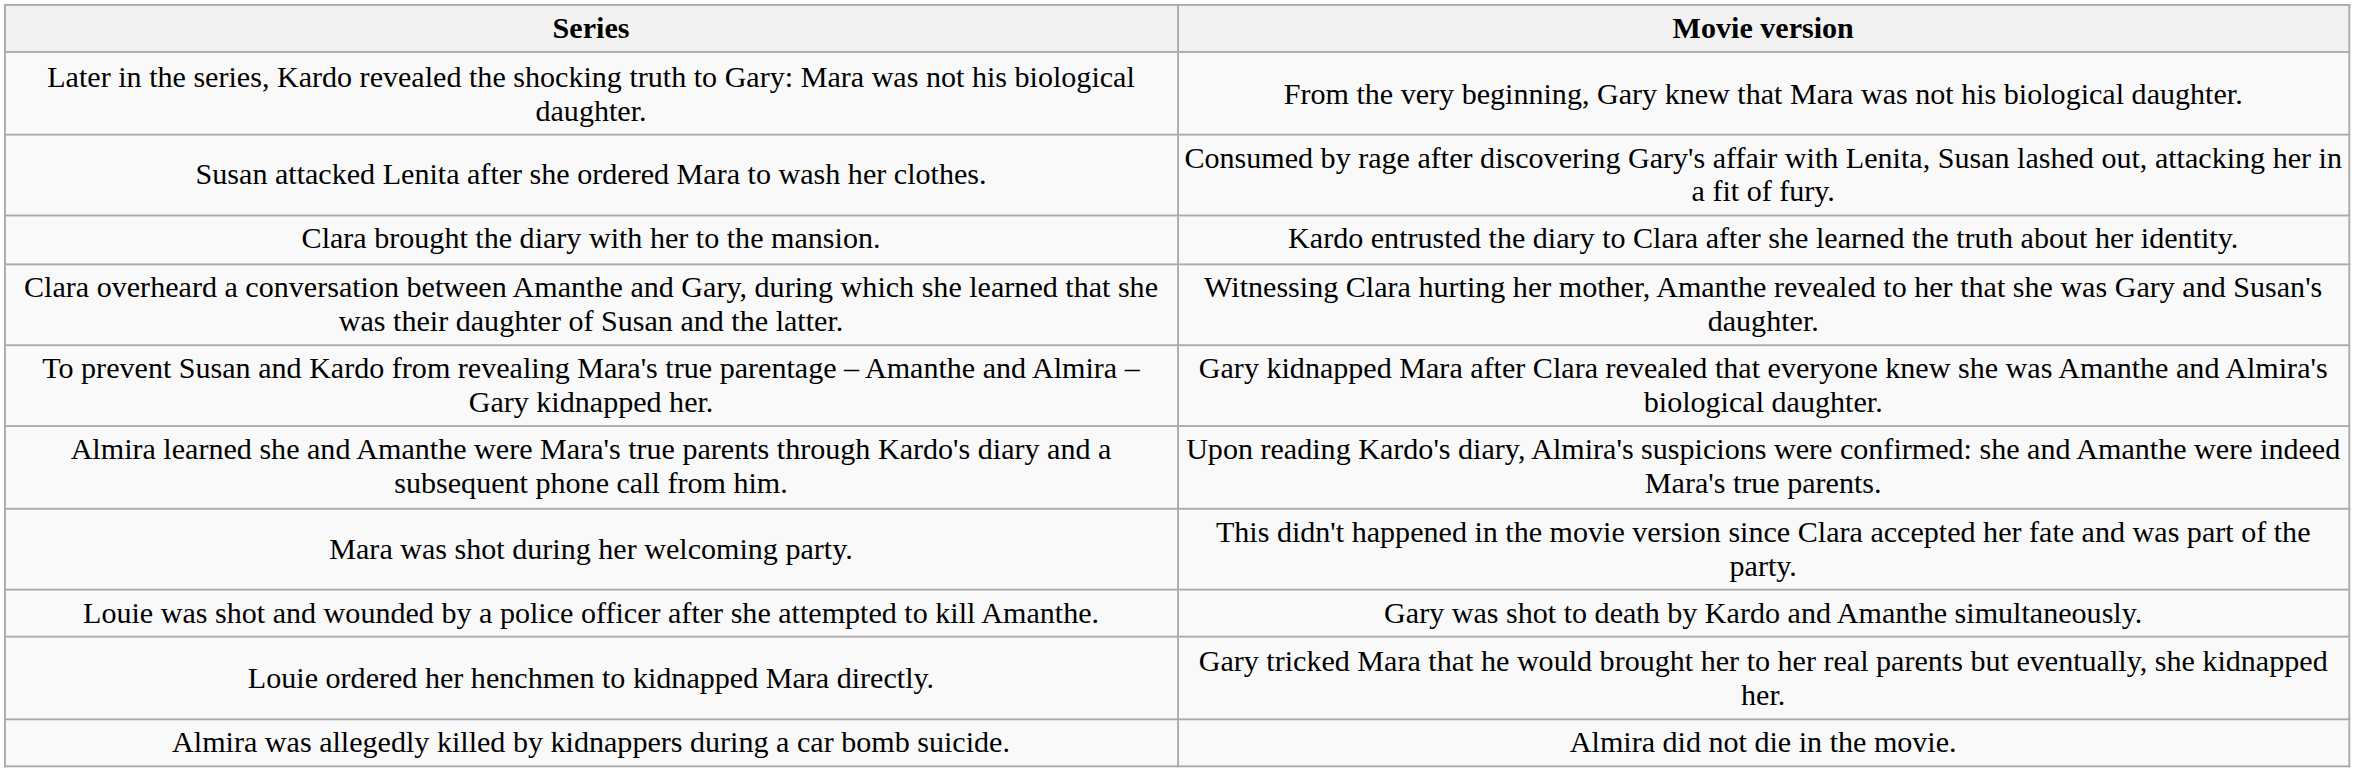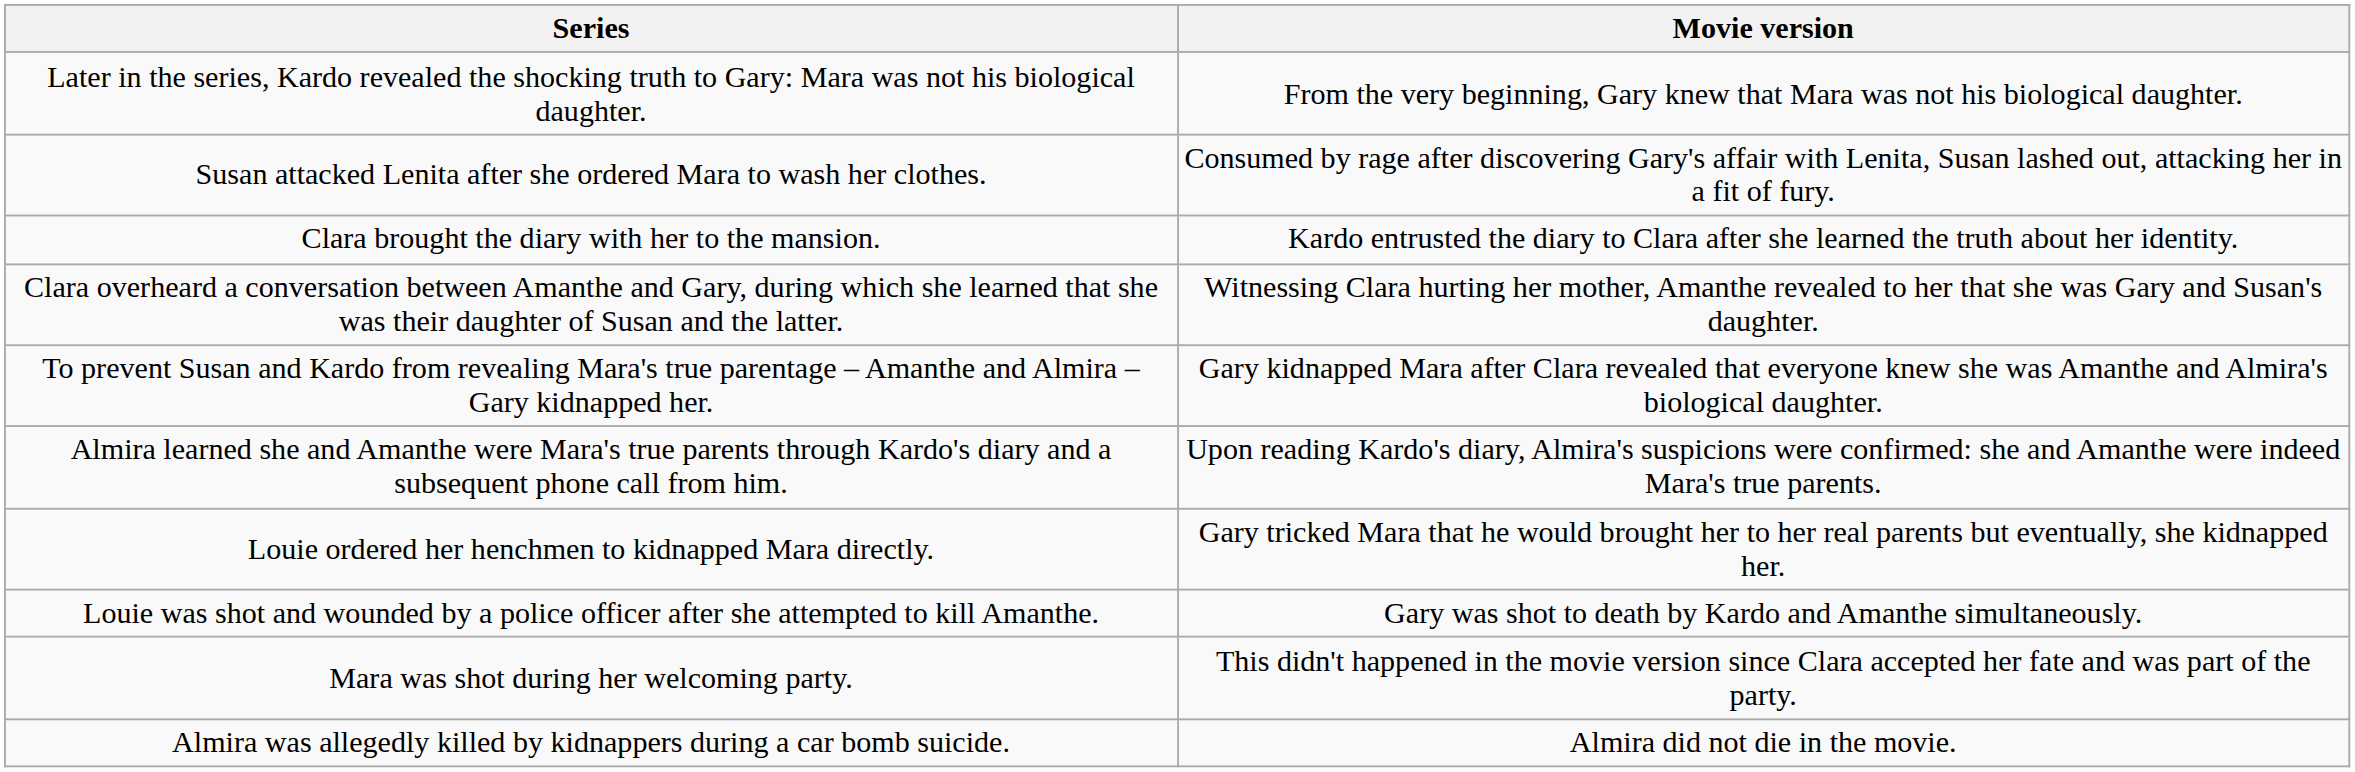rows swapped: (591, 677) <-> (591, 548)
